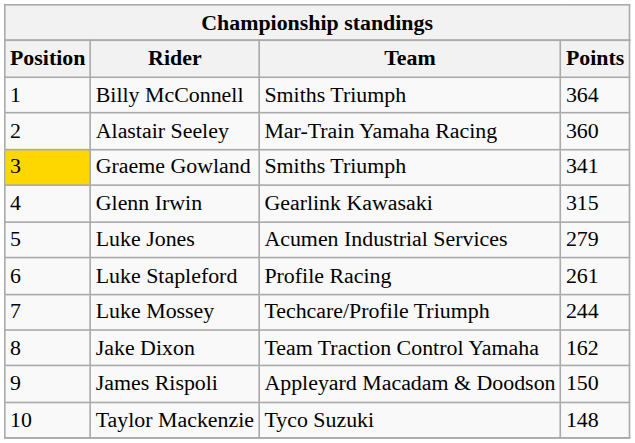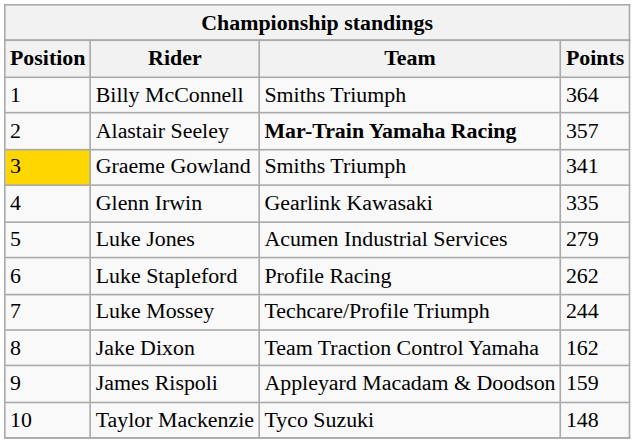(381, 130) normal -> (390, 130) bold
(582, 130) 360 -> (582, 130) 357
(582, 202) 315 -> (582, 202) 335
(582, 275) 261 -> (582, 275) 262
(582, 383) 150 -> (582, 383) 159
